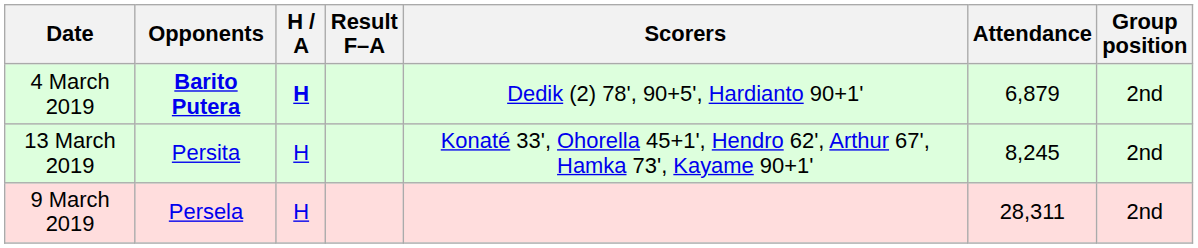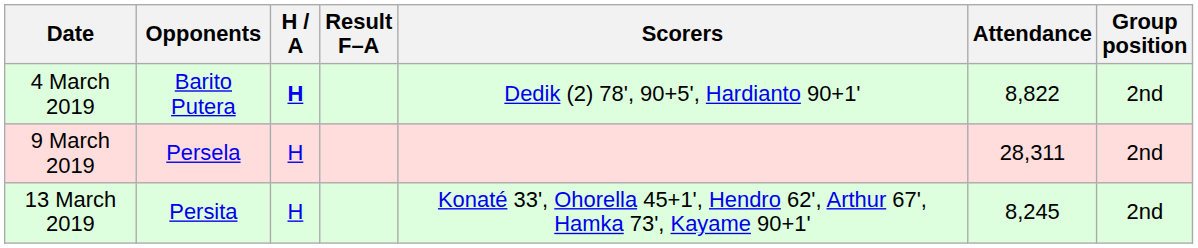(206, 93) bold -> (203, 93) normal
(1032, 93) 6,879 -> (1032, 93) 8,822
rows swapped: (70, 212) <-> (70, 153)
